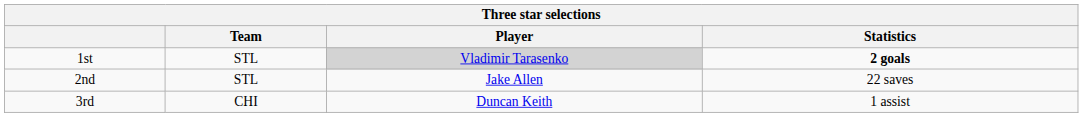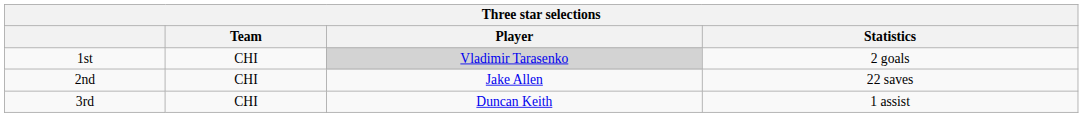(246, 58) STL -> (246, 58) CHI
(890, 58) bold -> (890, 58) normal
(246, 79) STL -> (246, 79) CHI
